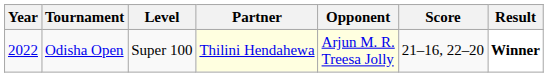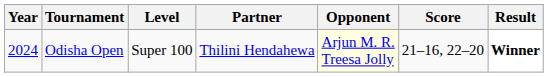(23, 50) 2022 -> (23, 50) 2024
(257, 50) lightyellow background -> (257, 50) no background
